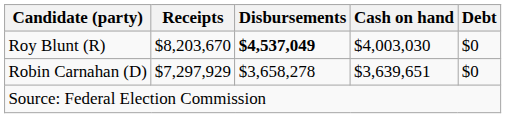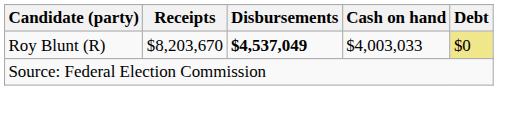(392, 44) $4,003,030 -> (384, 44) $4,003,033
(470, 44) no background -> (462, 44) khaki background
- row: (78, 71)
